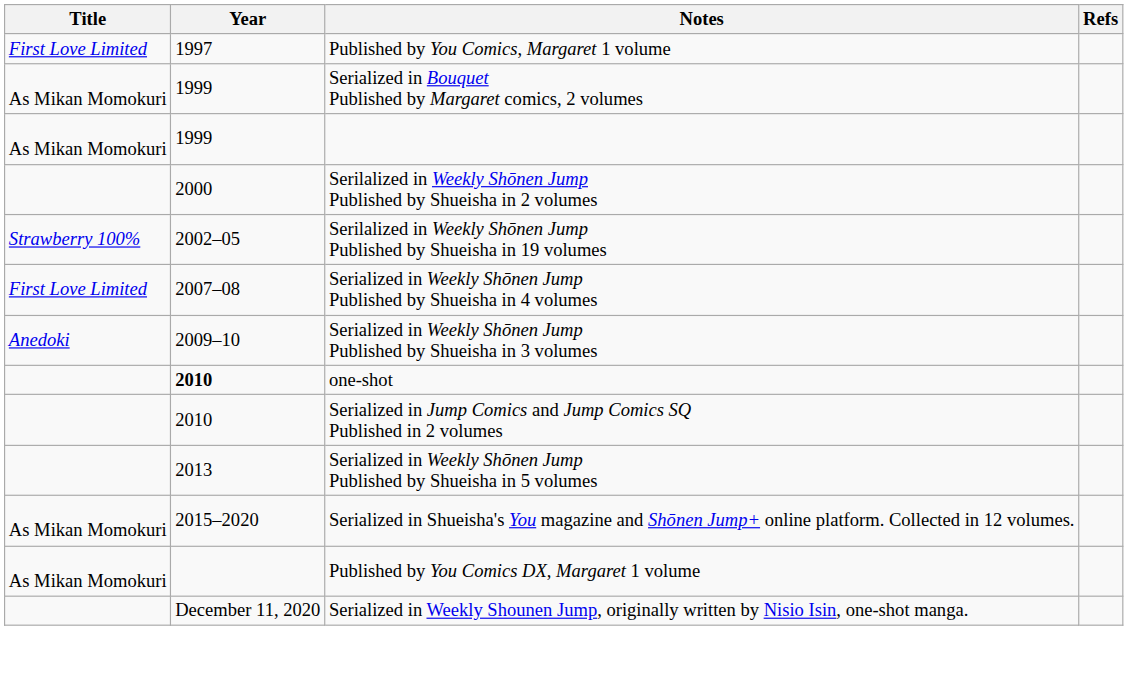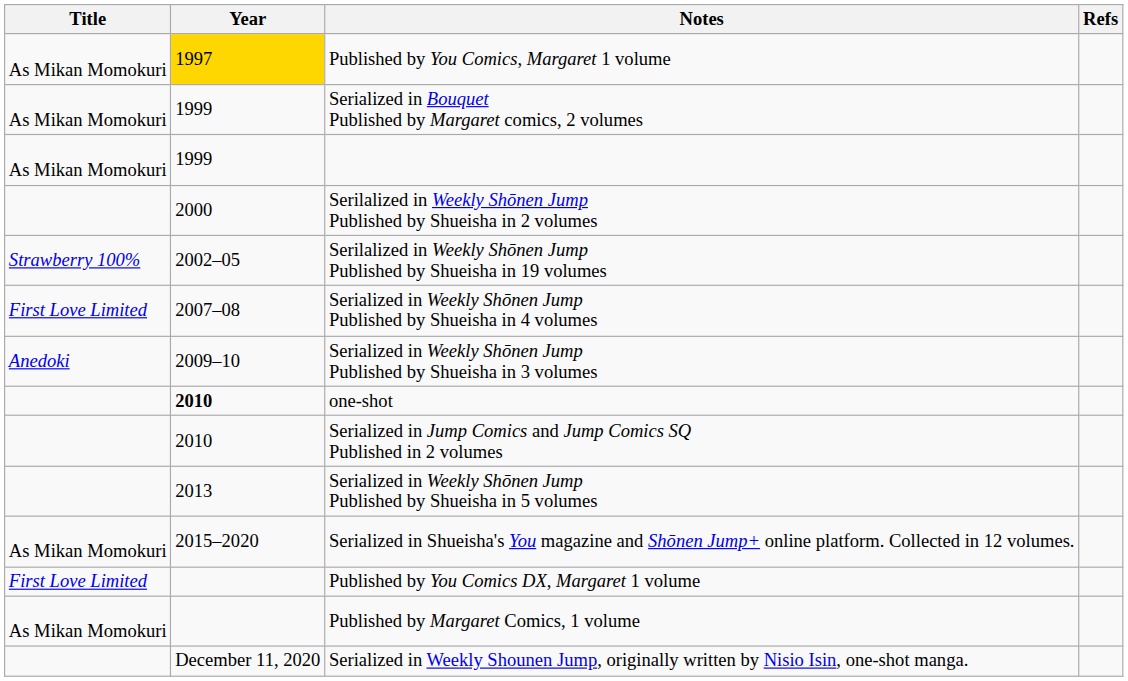(78, 48) First Love Limited -> (88, 69) As Mikan Momokuri
(194, 48) no background -> (194, 59) gold background
(88, 581) As Mikan Momokuri -> (78, 581) First Love Limited
+ row: (484, 621)
